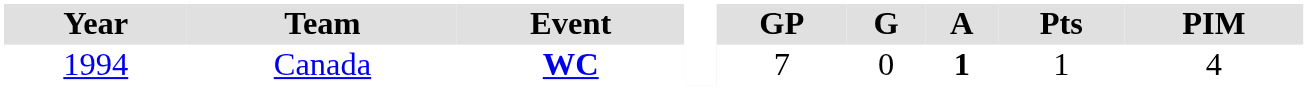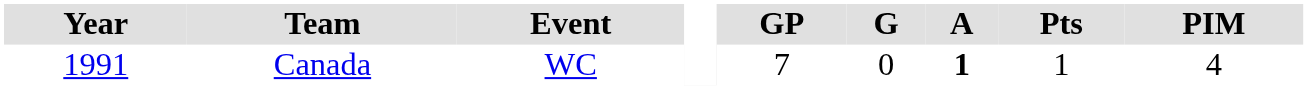(96, 64) 1994 -> (96, 64) 1991
(571, 64) bold -> (571, 64) normal
